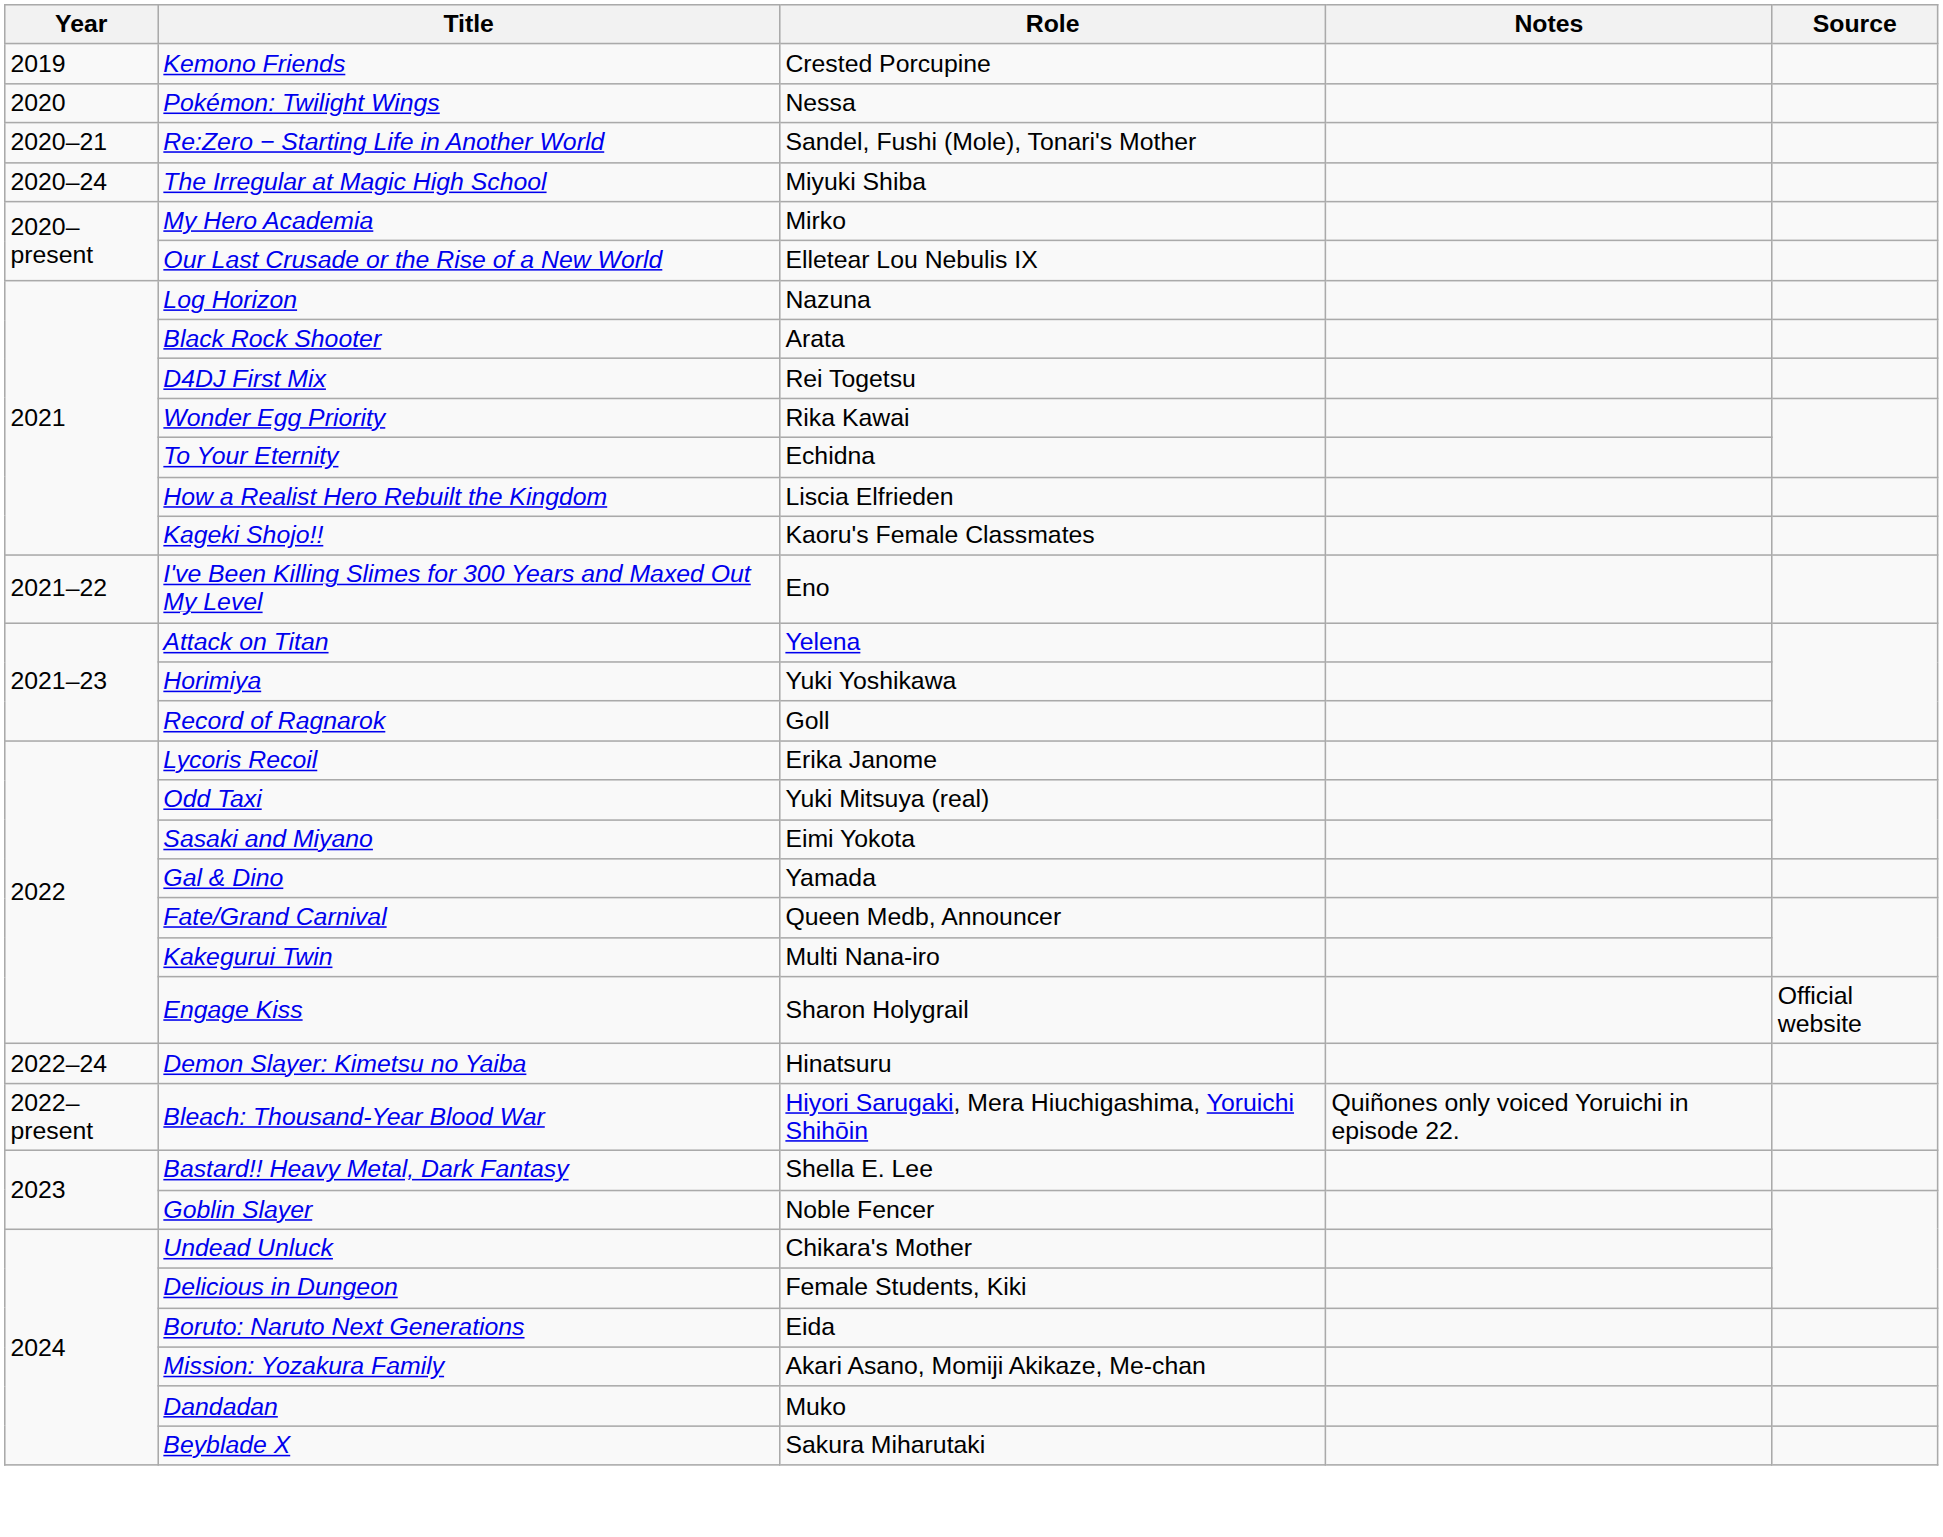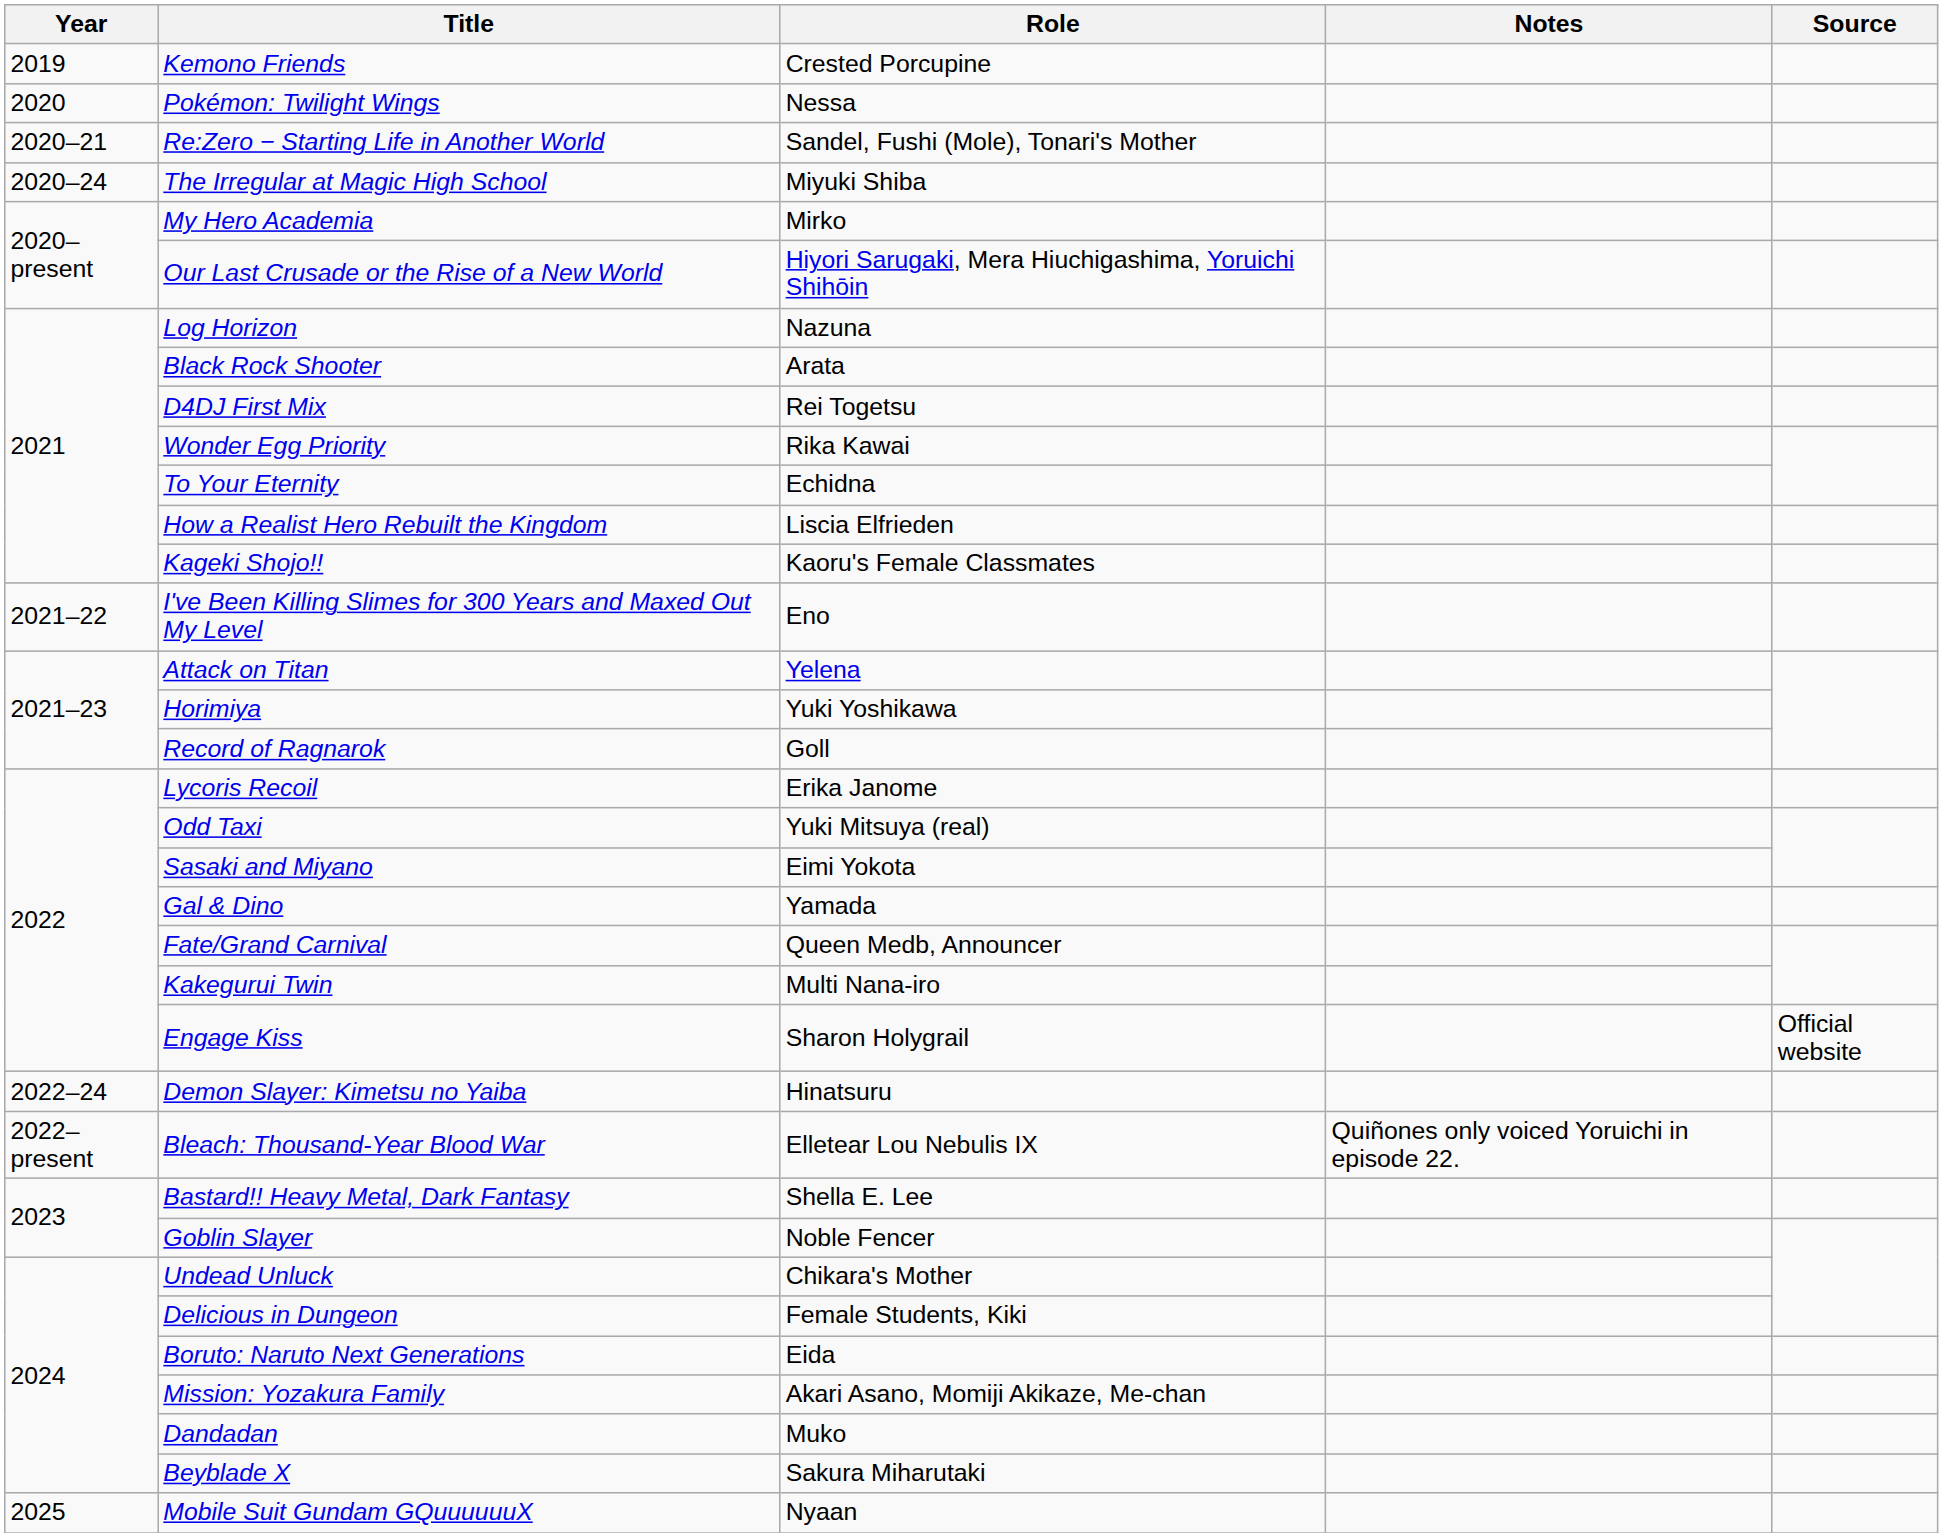(912, 260) Elletear Lou Nebulis IX -> (1040, 274) Hiyori Sarugaki, Mera Hiuchigashima, Yoruichi Shihōin
(1040, 1116) Hiyori Sarugaki, Mera Hiuchigashima, Yoruichi Shihōin -> (912, 1144) Elletear Lou Nebulis IX
+ row: (348, 1512)
